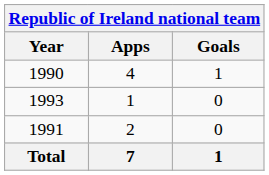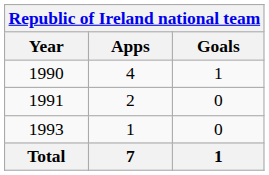rows swapped: (46, 128) <-> (46, 101)
